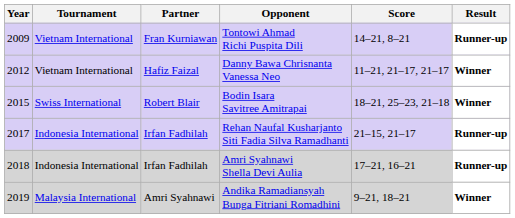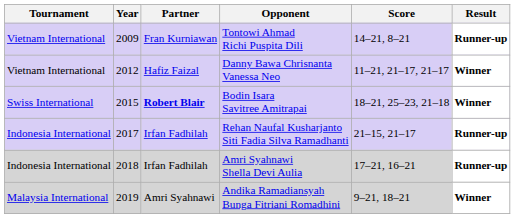columns swapped: (18, 14) <-> (87, 14)
(172, 102) normal -> (174, 102) bold
